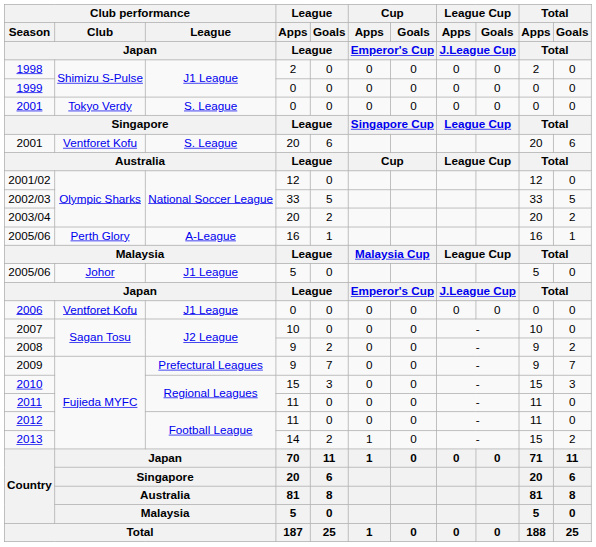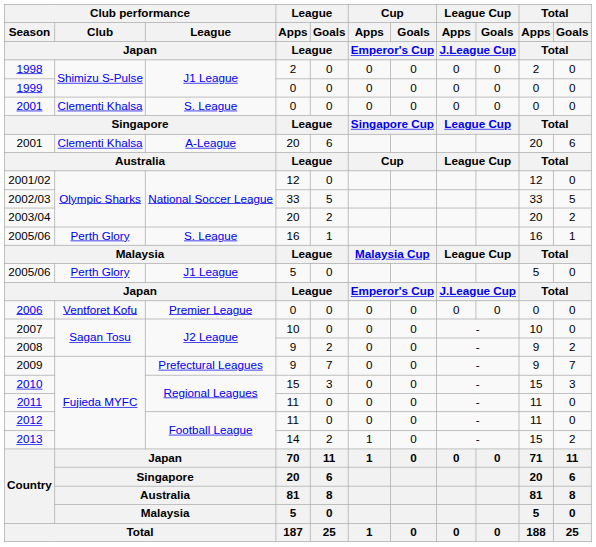(100, 106) Tokyo Verdy -> (100, 106) Clementi Khalsa
(100, 143) Ventforet Kofu -> (100, 143) Clementi Khalsa
(211, 143) S. League -> (211, 143) A-League
(211, 236) A-League -> (211, 236) S. League
(100, 273) Johor -> (100, 273) Perth Glory
(211, 310) J1 League -> (211, 310) Premier League
